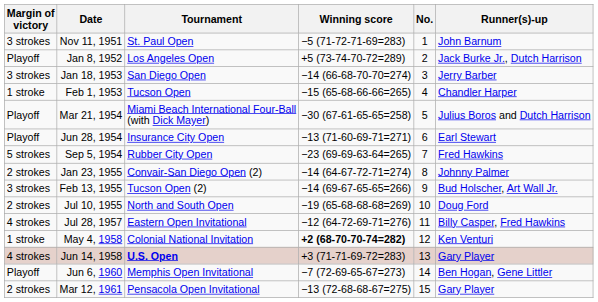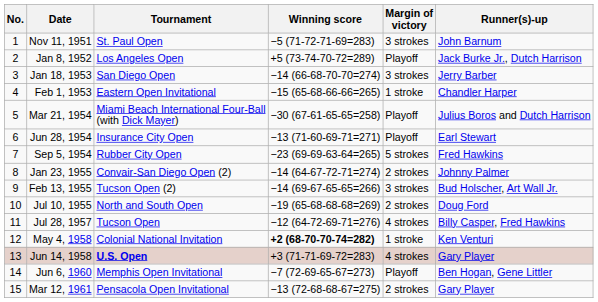columns swapped: (425, 19) <-> (31, 19)
(159, 92) Tucson Open -> (156, 92) Eastern Open Invitational
(187, 222) Eastern Open Invitational -> (128, 222) Tucson Open
